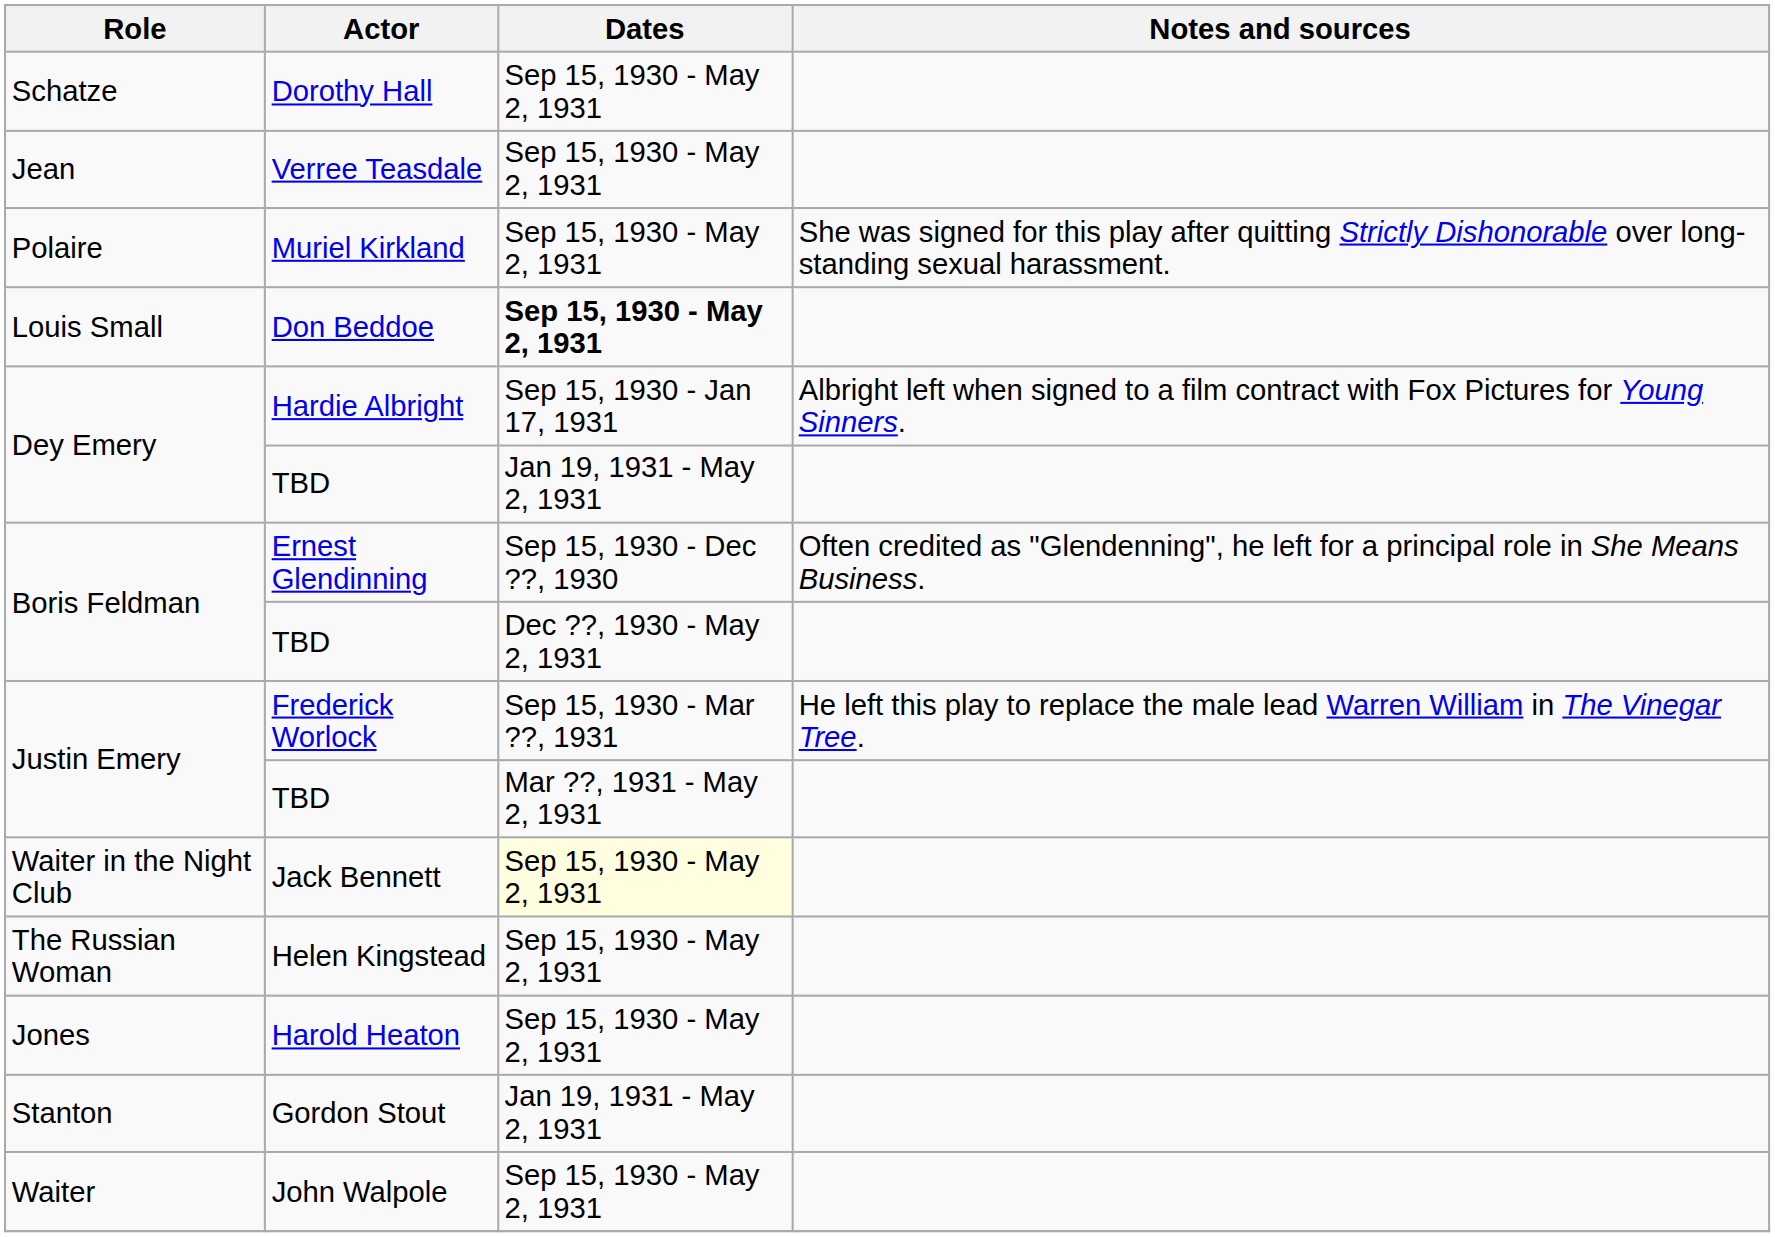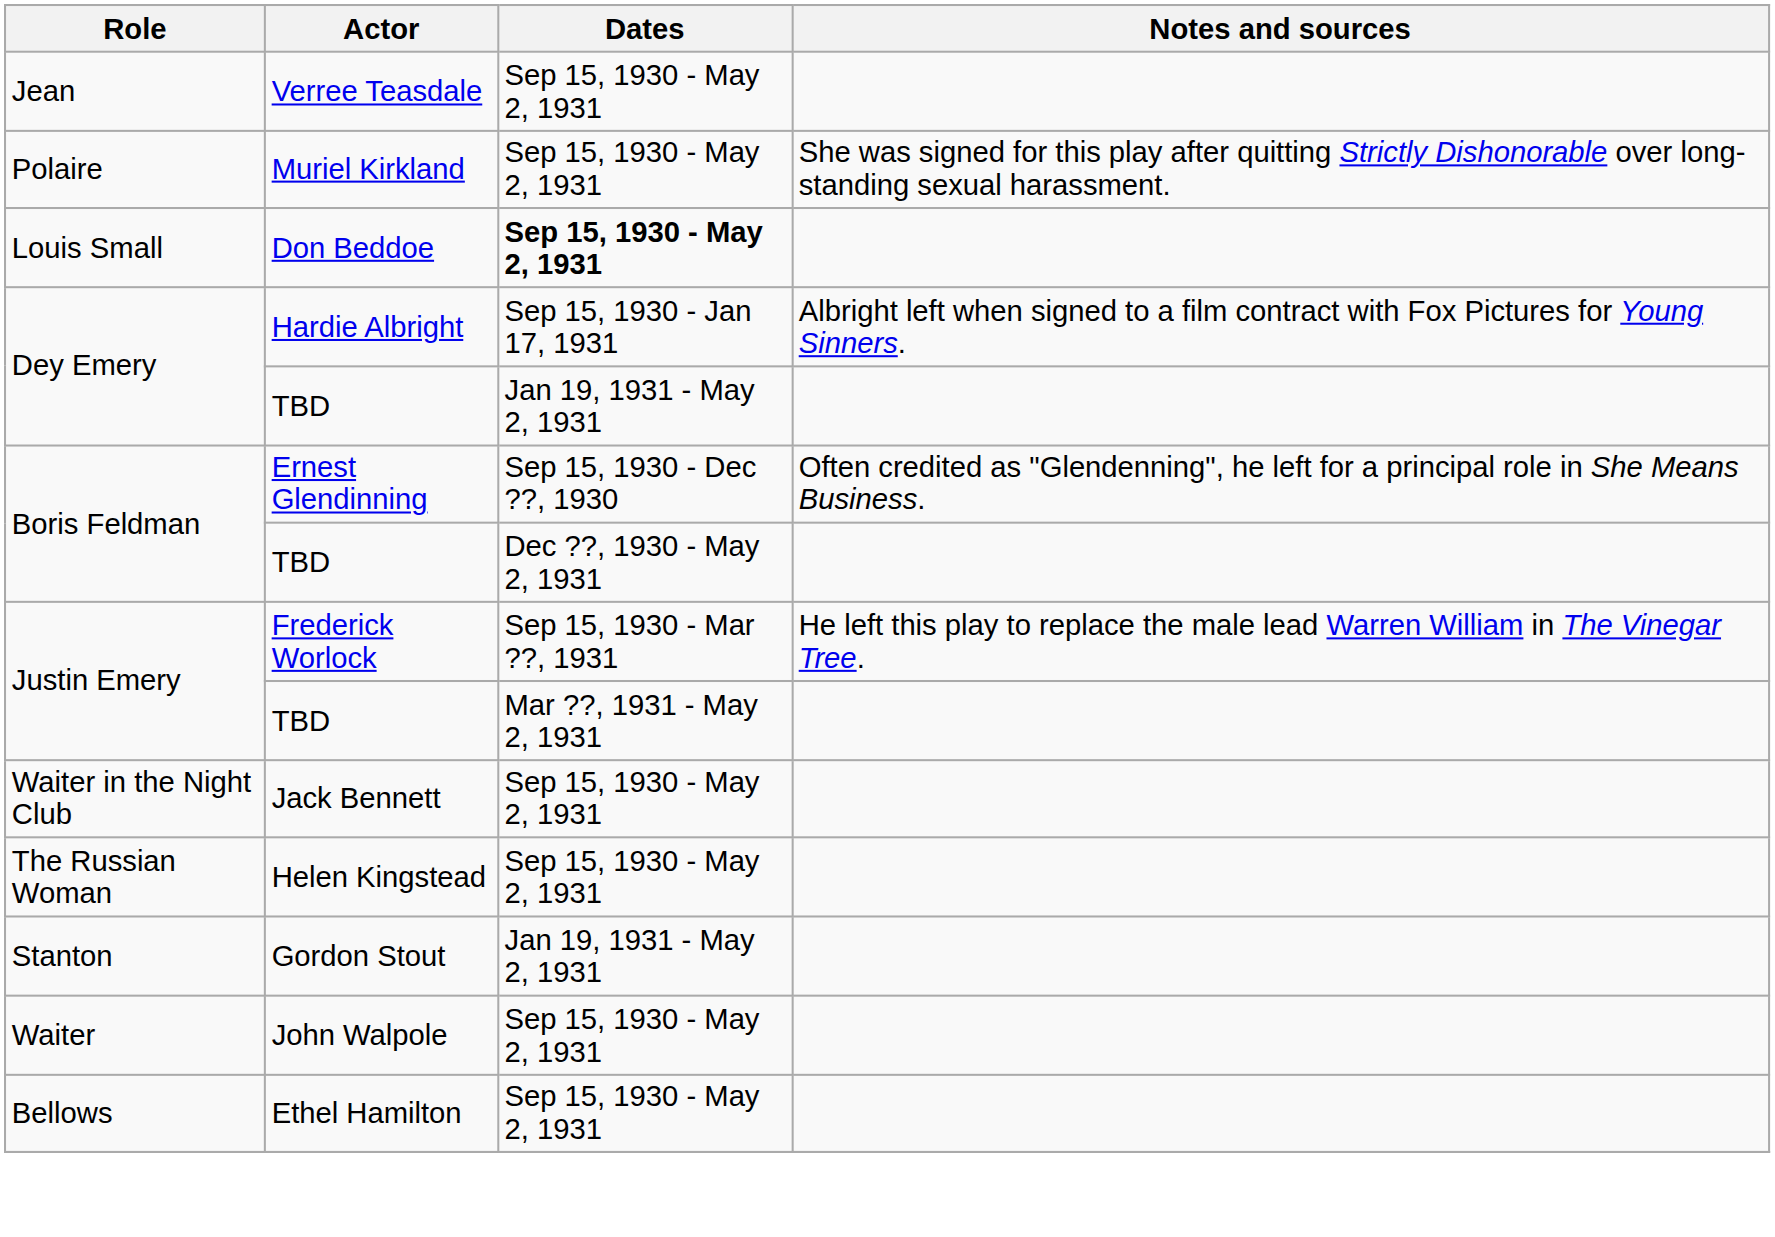- row: (65, 91)
(632, 878) lightyellow background -> (632, 799) no background
- row: (51, 1035)
+ row: (62, 1114)
